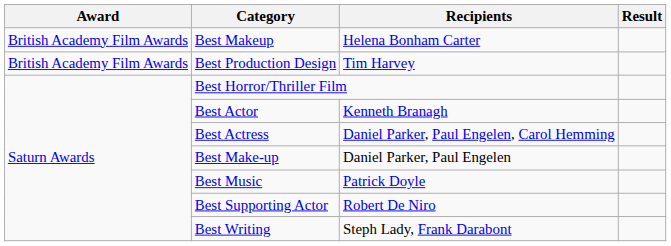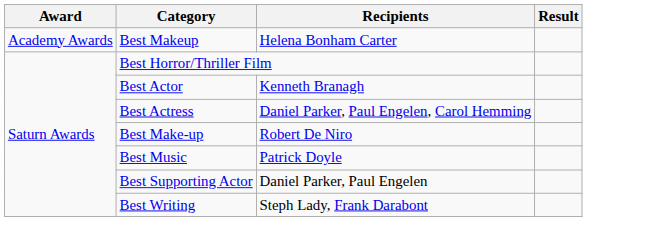(98, 39) British Academy Film Awards -> (60, 39) Academy Awards
- row: (266, 63)
(427, 157) Daniel Parker, Paul Engelen -> (306, 134) Robert De Niro
(389, 205) Robert De Niro -> (344, 181) Daniel Parker, Paul Engelen
